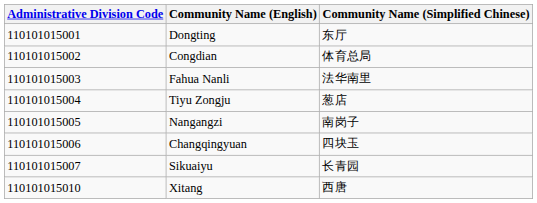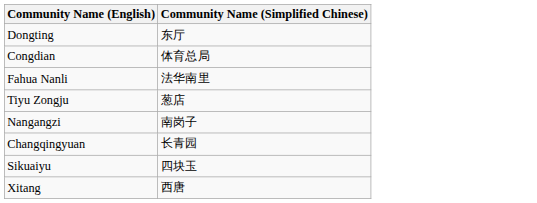- column: (85, 14)
(341, 143) 四块玉 -> (179, 143) 长青园
(341, 165) 长青园 -> (179, 165) 四块玉
